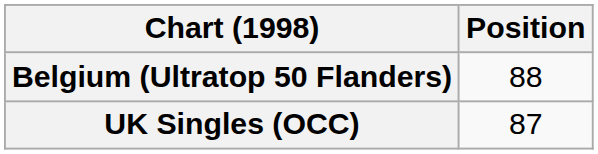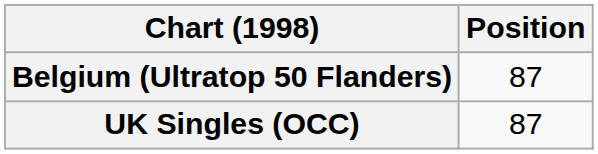(526, 76) 88 -> (526, 76) 87
